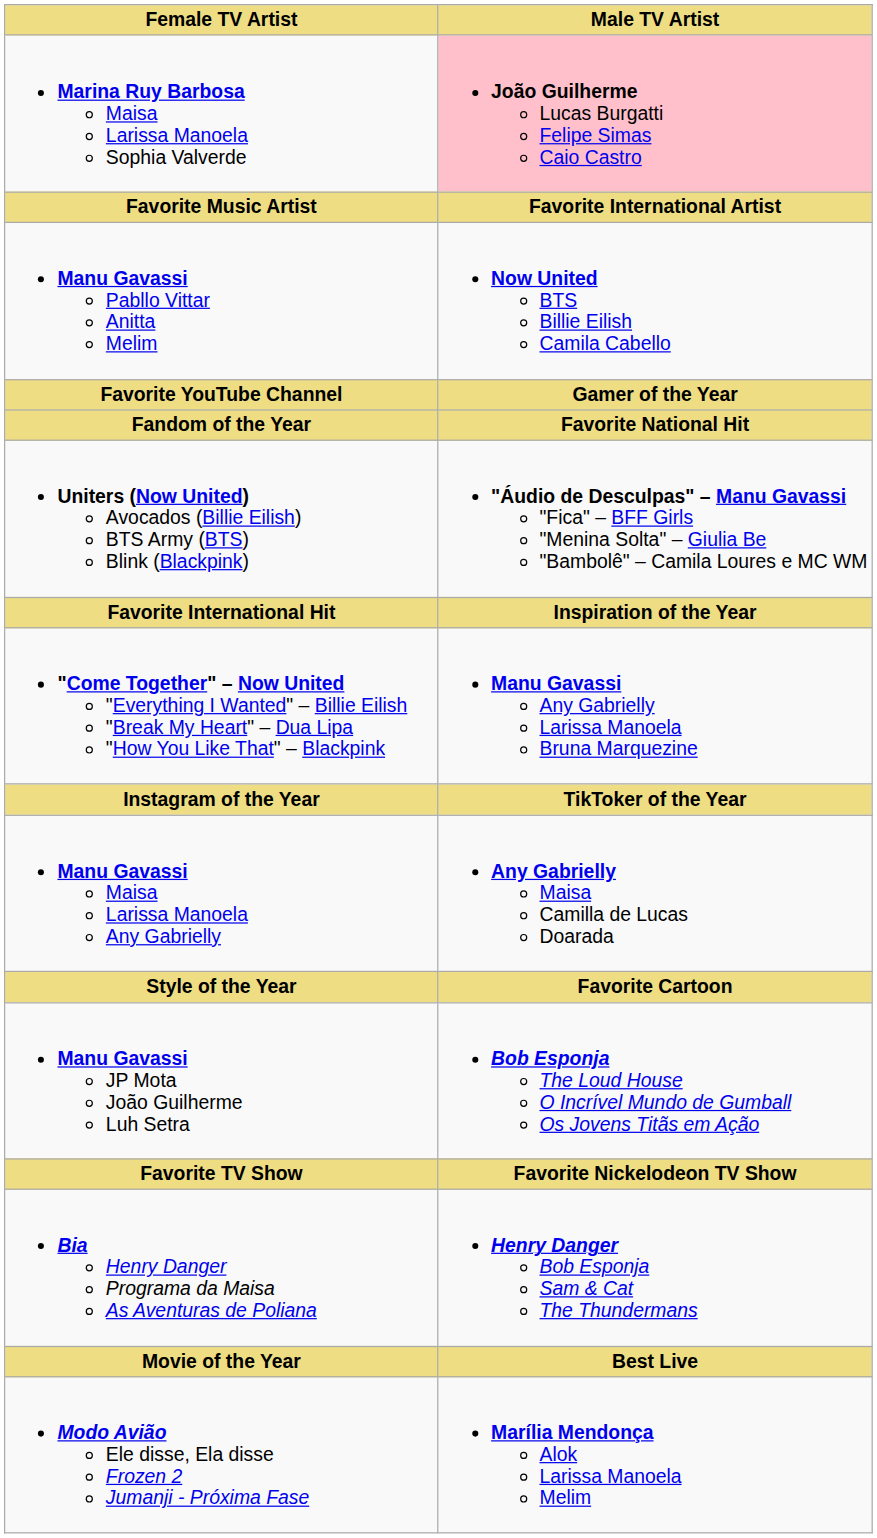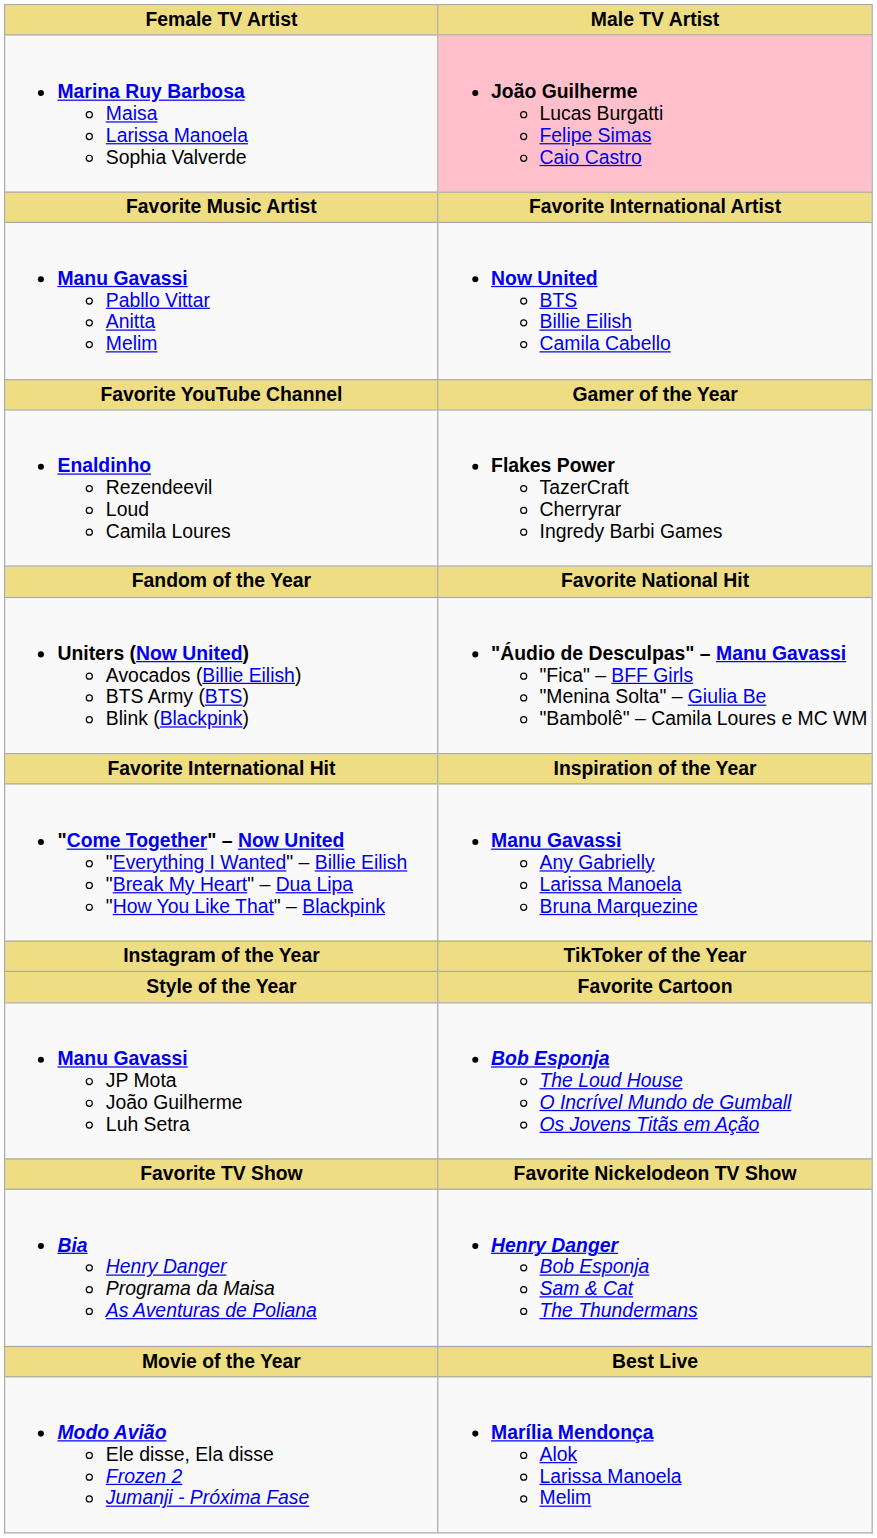+ row: (221, 499)
- row: (221, 904)
